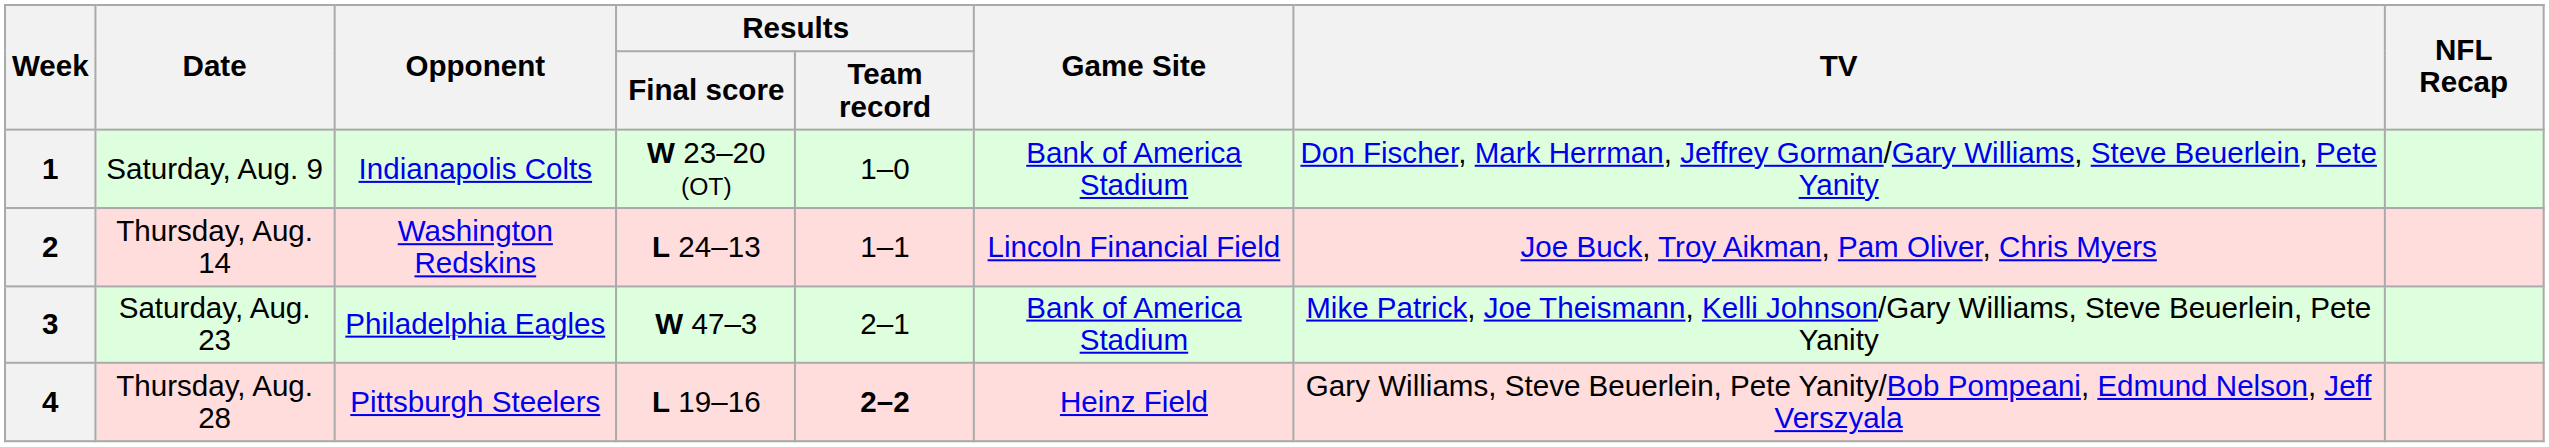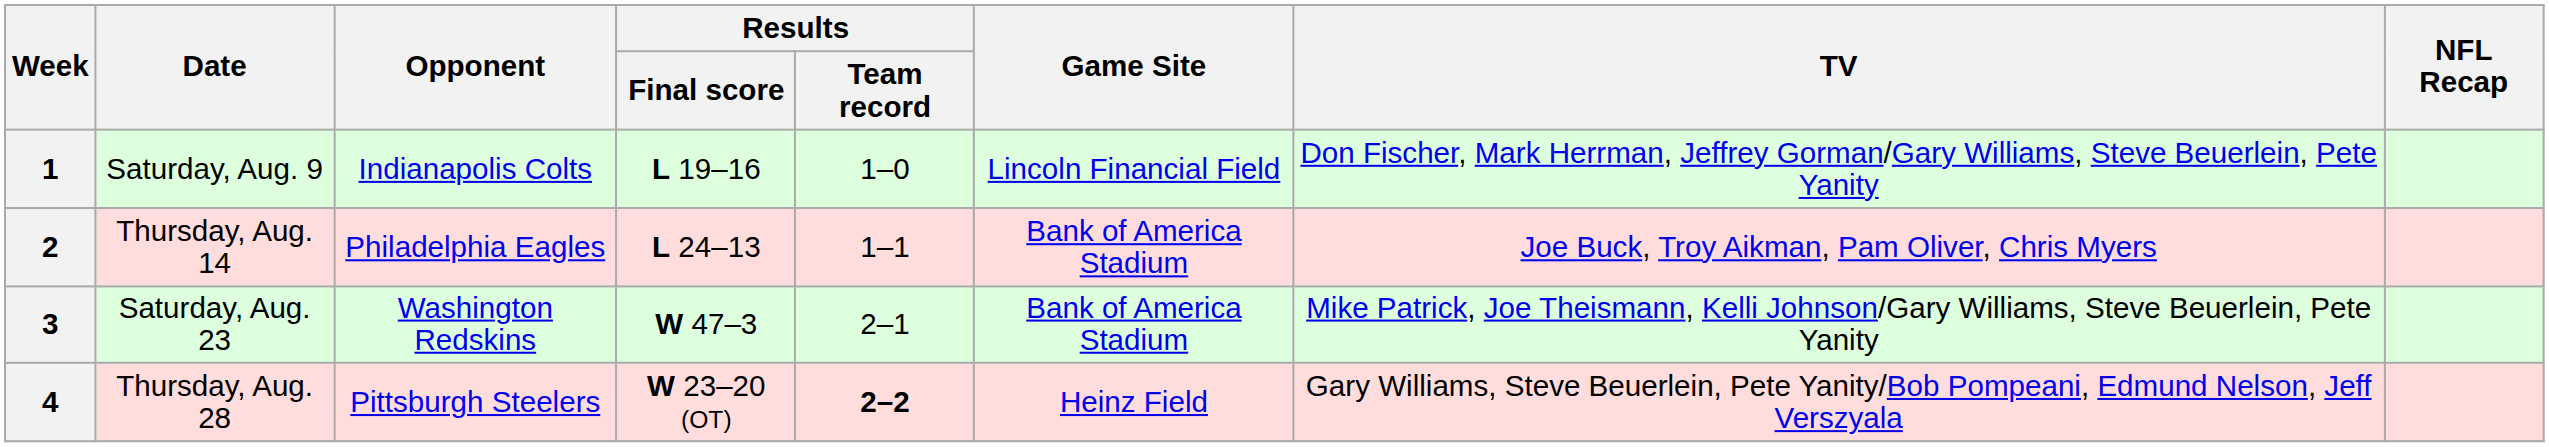(706, 168) W 23–20 (OT) -> (706, 168) L 19–16
(1134, 168) Bank of America Stadium -> (1134, 168) Lincoln Financial Field
(475, 246) Washington Redskins -> (475, 246) Philadelphia Eagles
(1134, 246) Lincoln Financial Field -> (1134, 246) Bank of America Stadium
(475, 324) Philadelphia Eagles -> (475, 324) Washington Redskins
(706, 403) L 19–16 -> (706, 403) W 23–20 (OT)
